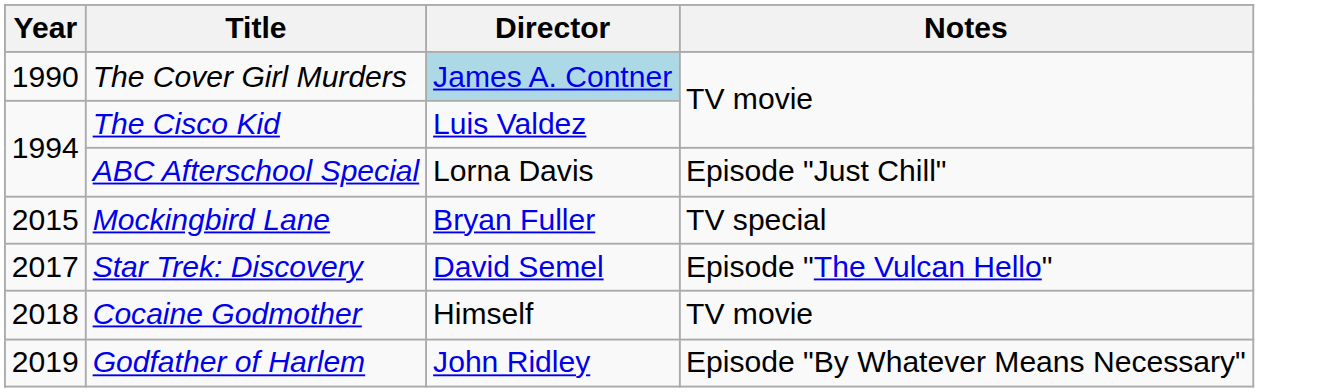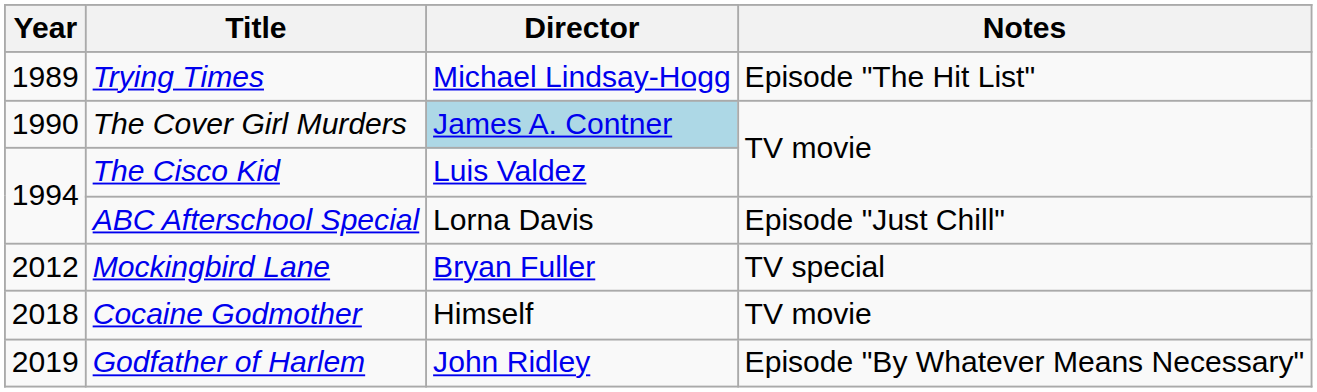+ row: (178, 76)
(45, 219) 2015 -> (45, 266) 2012
- row: (228, 266)
